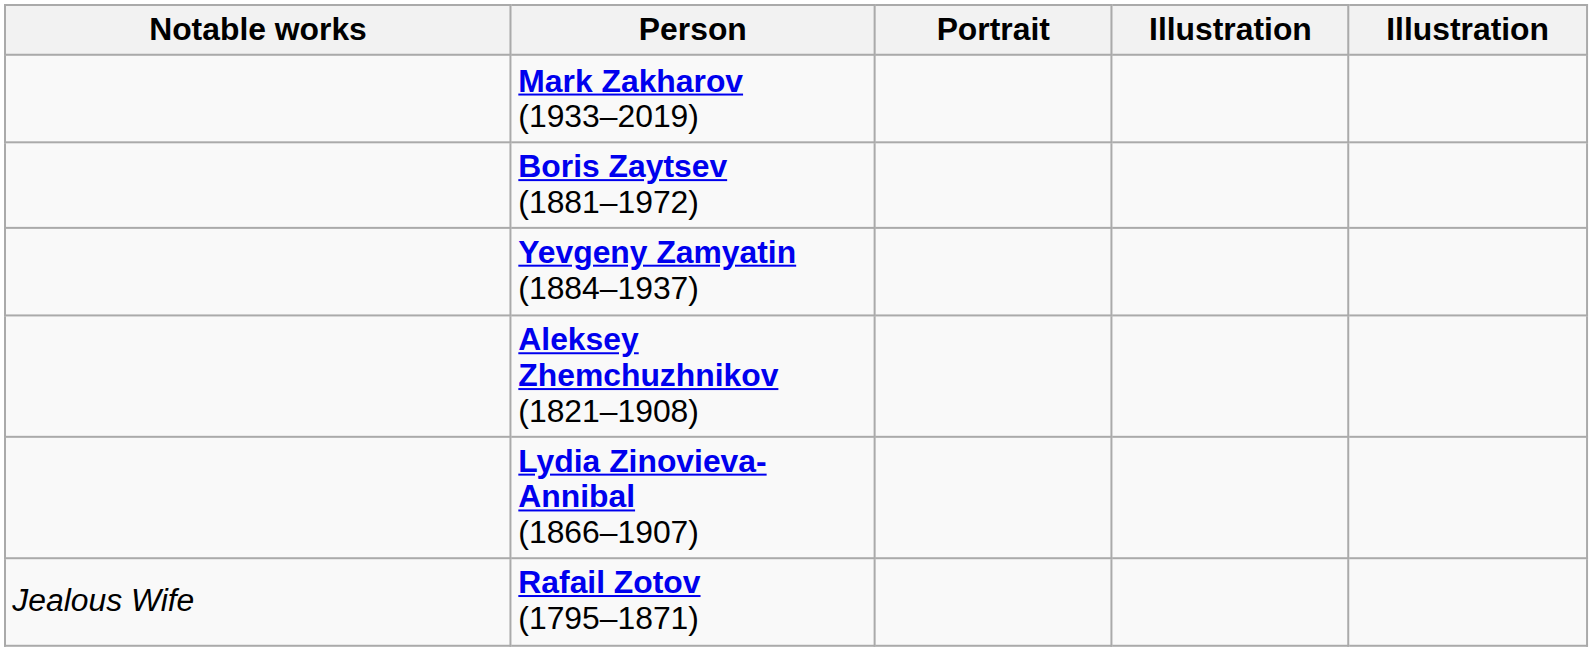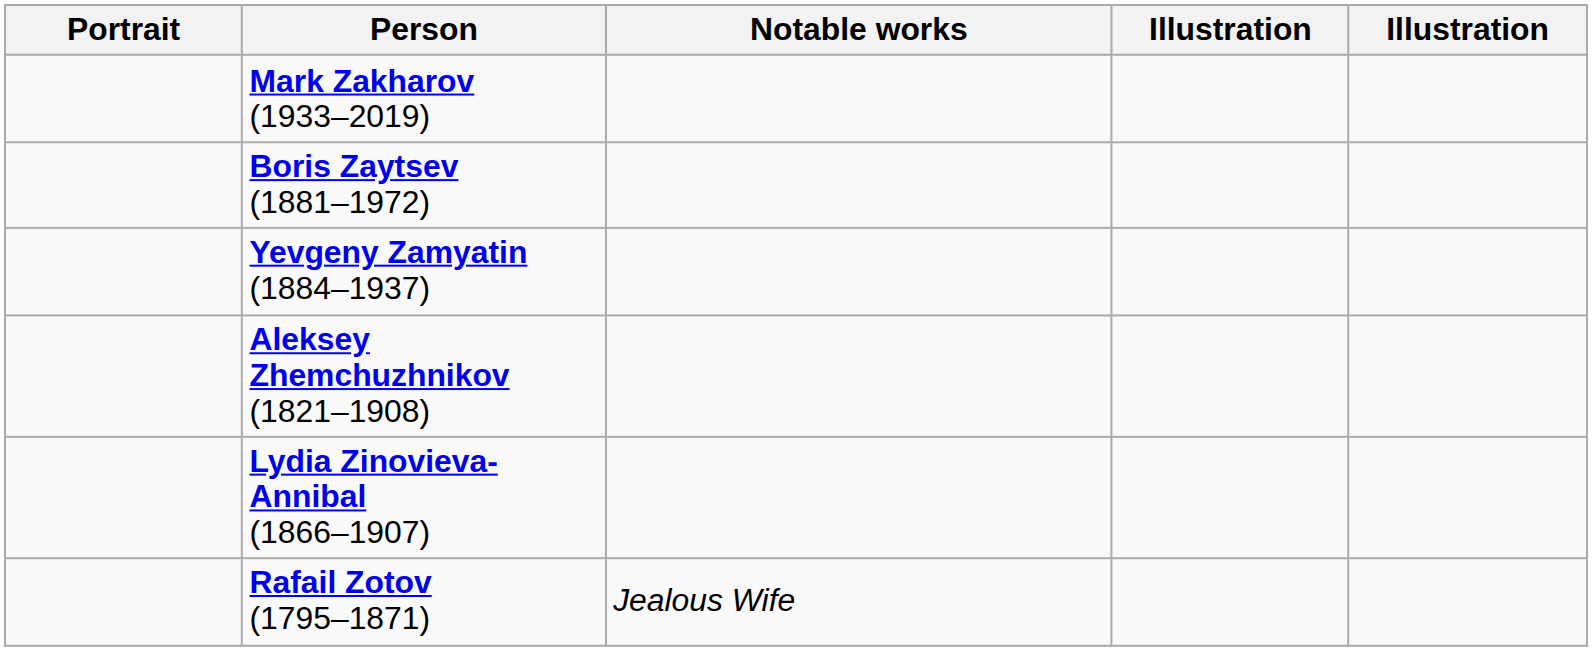columns swapped: (993, 29) <-> (258, 29)
